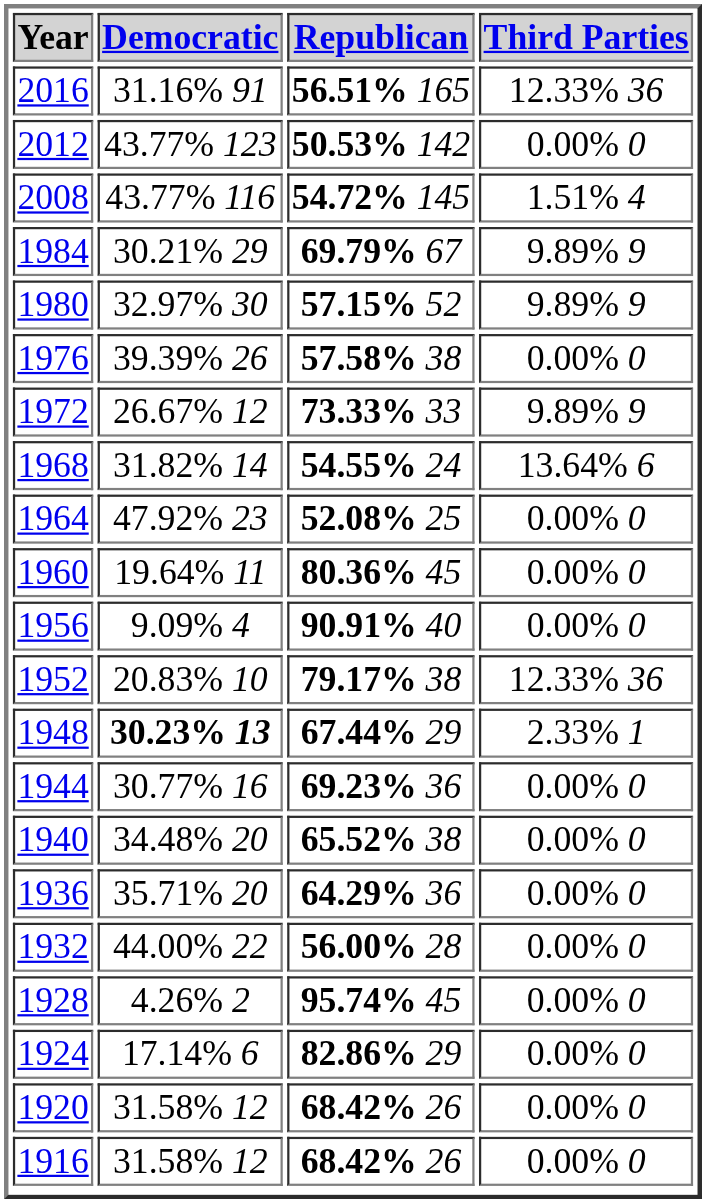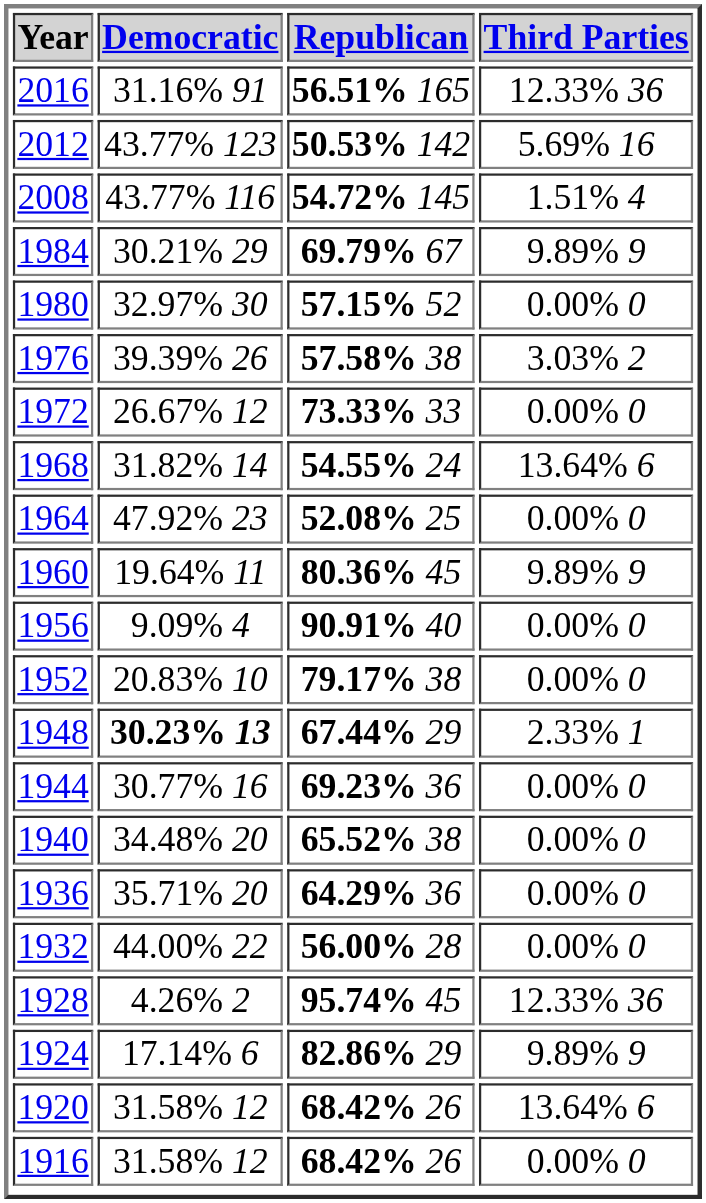(586, 143) 0.00% 0 -> (586, 143) 5.69% 16
(586, 304) 9.89% 9 -> (586, 304) 0.00% 0
(586, 357) 0.00% 0 -> (586, 357) 3.03% 2
(586, 411) 9.89% 9 -> (586, 411) 0.00% 0
(586, 572) 0.00% 0 -> (586, 572) 9.89% 9
(586, 679) 12.33% 36 -> (586, 679) 0.00% 0
(586, 1000) 0.00% 0 -> (586, 1000) 12.33% 36
(586, 1053) 0.00% 0 -> (586, 1053) 9.89% 9
(586, 1107) 0.00% 0 -> (586, 1107) 13.64% 6
